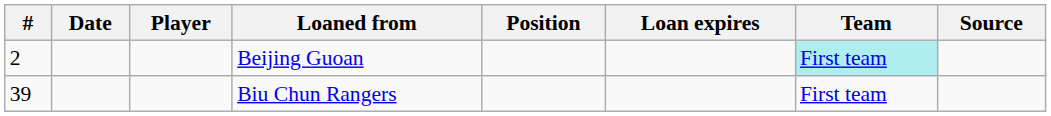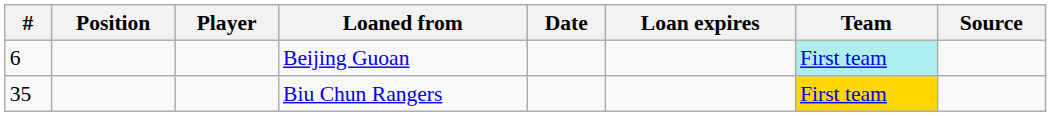columns swapped: (543, 22) <-> (90, 22)
(15, 58) 2 -> (15, 58) 6
(21, 93) 39 -> (21, 93) 35
(843, 93) no background -> (843, 93) gold background
